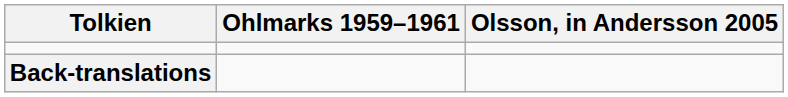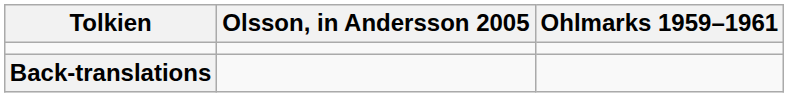columns swapped: (341, 23) <-> (625, 23)
